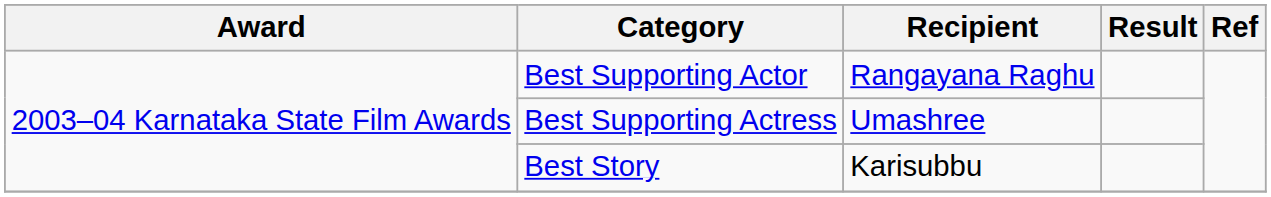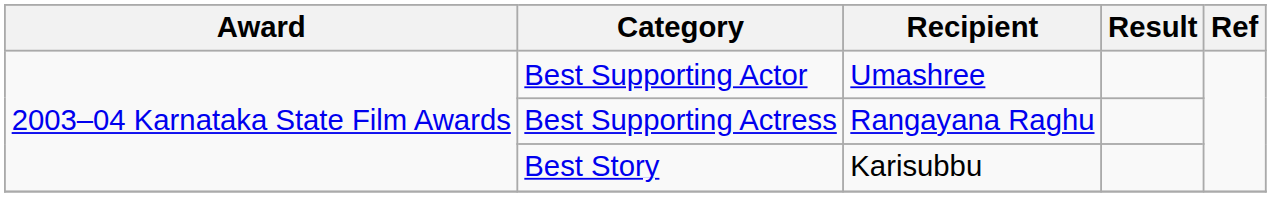(972, 74) Rangayana Raghu -> (918, 74) Umashree
(918, 120) Umashree -> (972, 120) Rangayana Raghu
